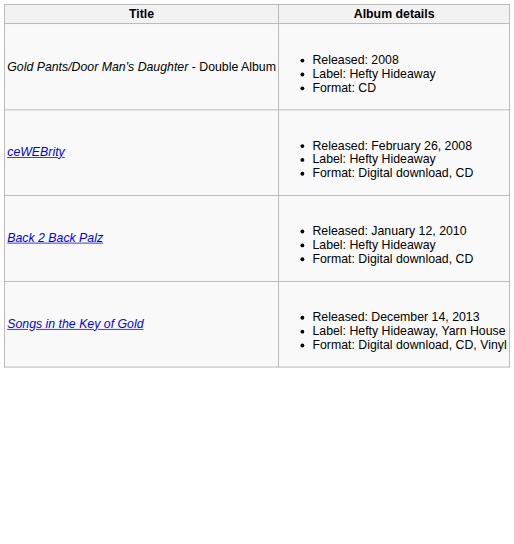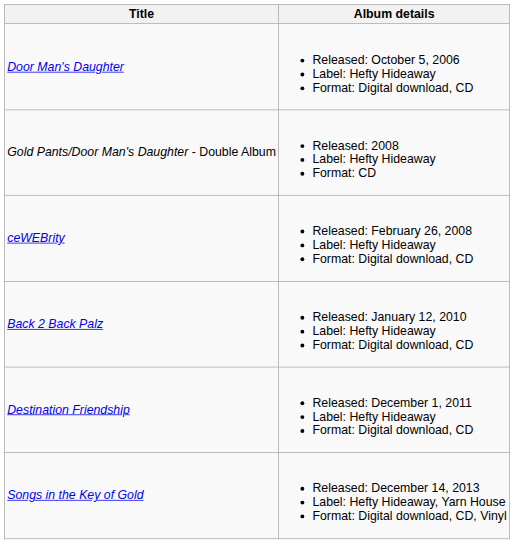+ row: (66, 66)
+ row: (69, 409)
